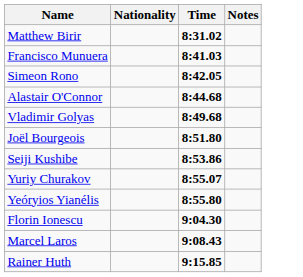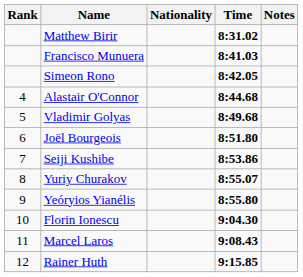+ column: (23, 14)
